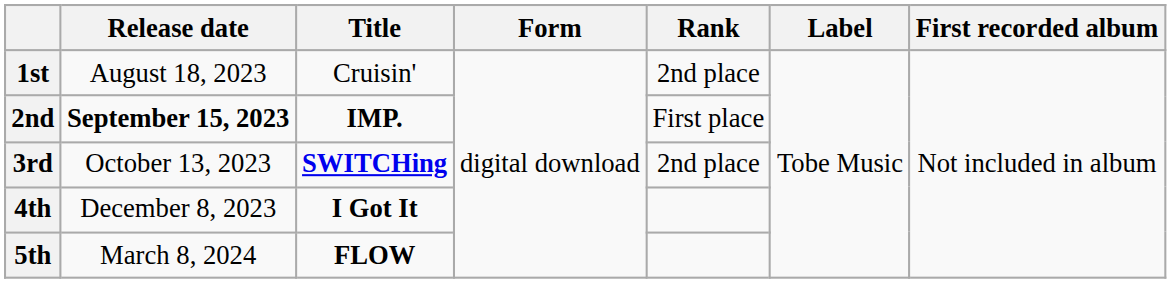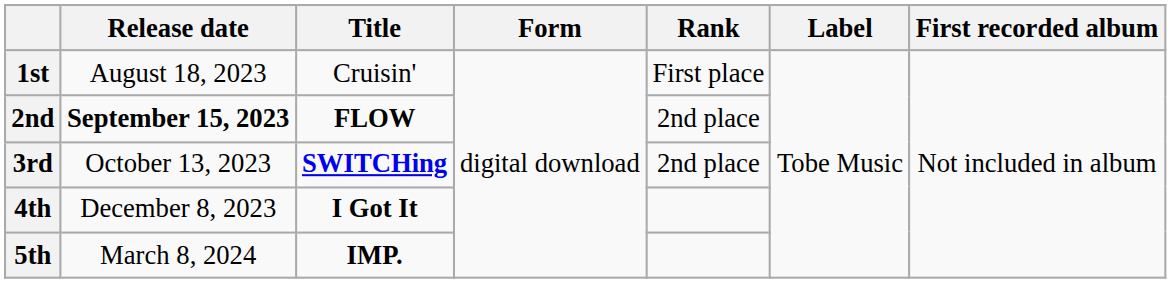(708, 72) 2nd place -> (708, 72) First place
(375, 118) IMP. -> (375, 118) FLOW
(708, 118) First place -> (708, 118) 2nd place
(375, 254) FLOW -> (375, 254) IMP.
